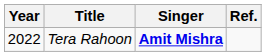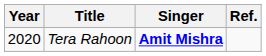(24, 39) 2022 -> (24, 39) 2020
